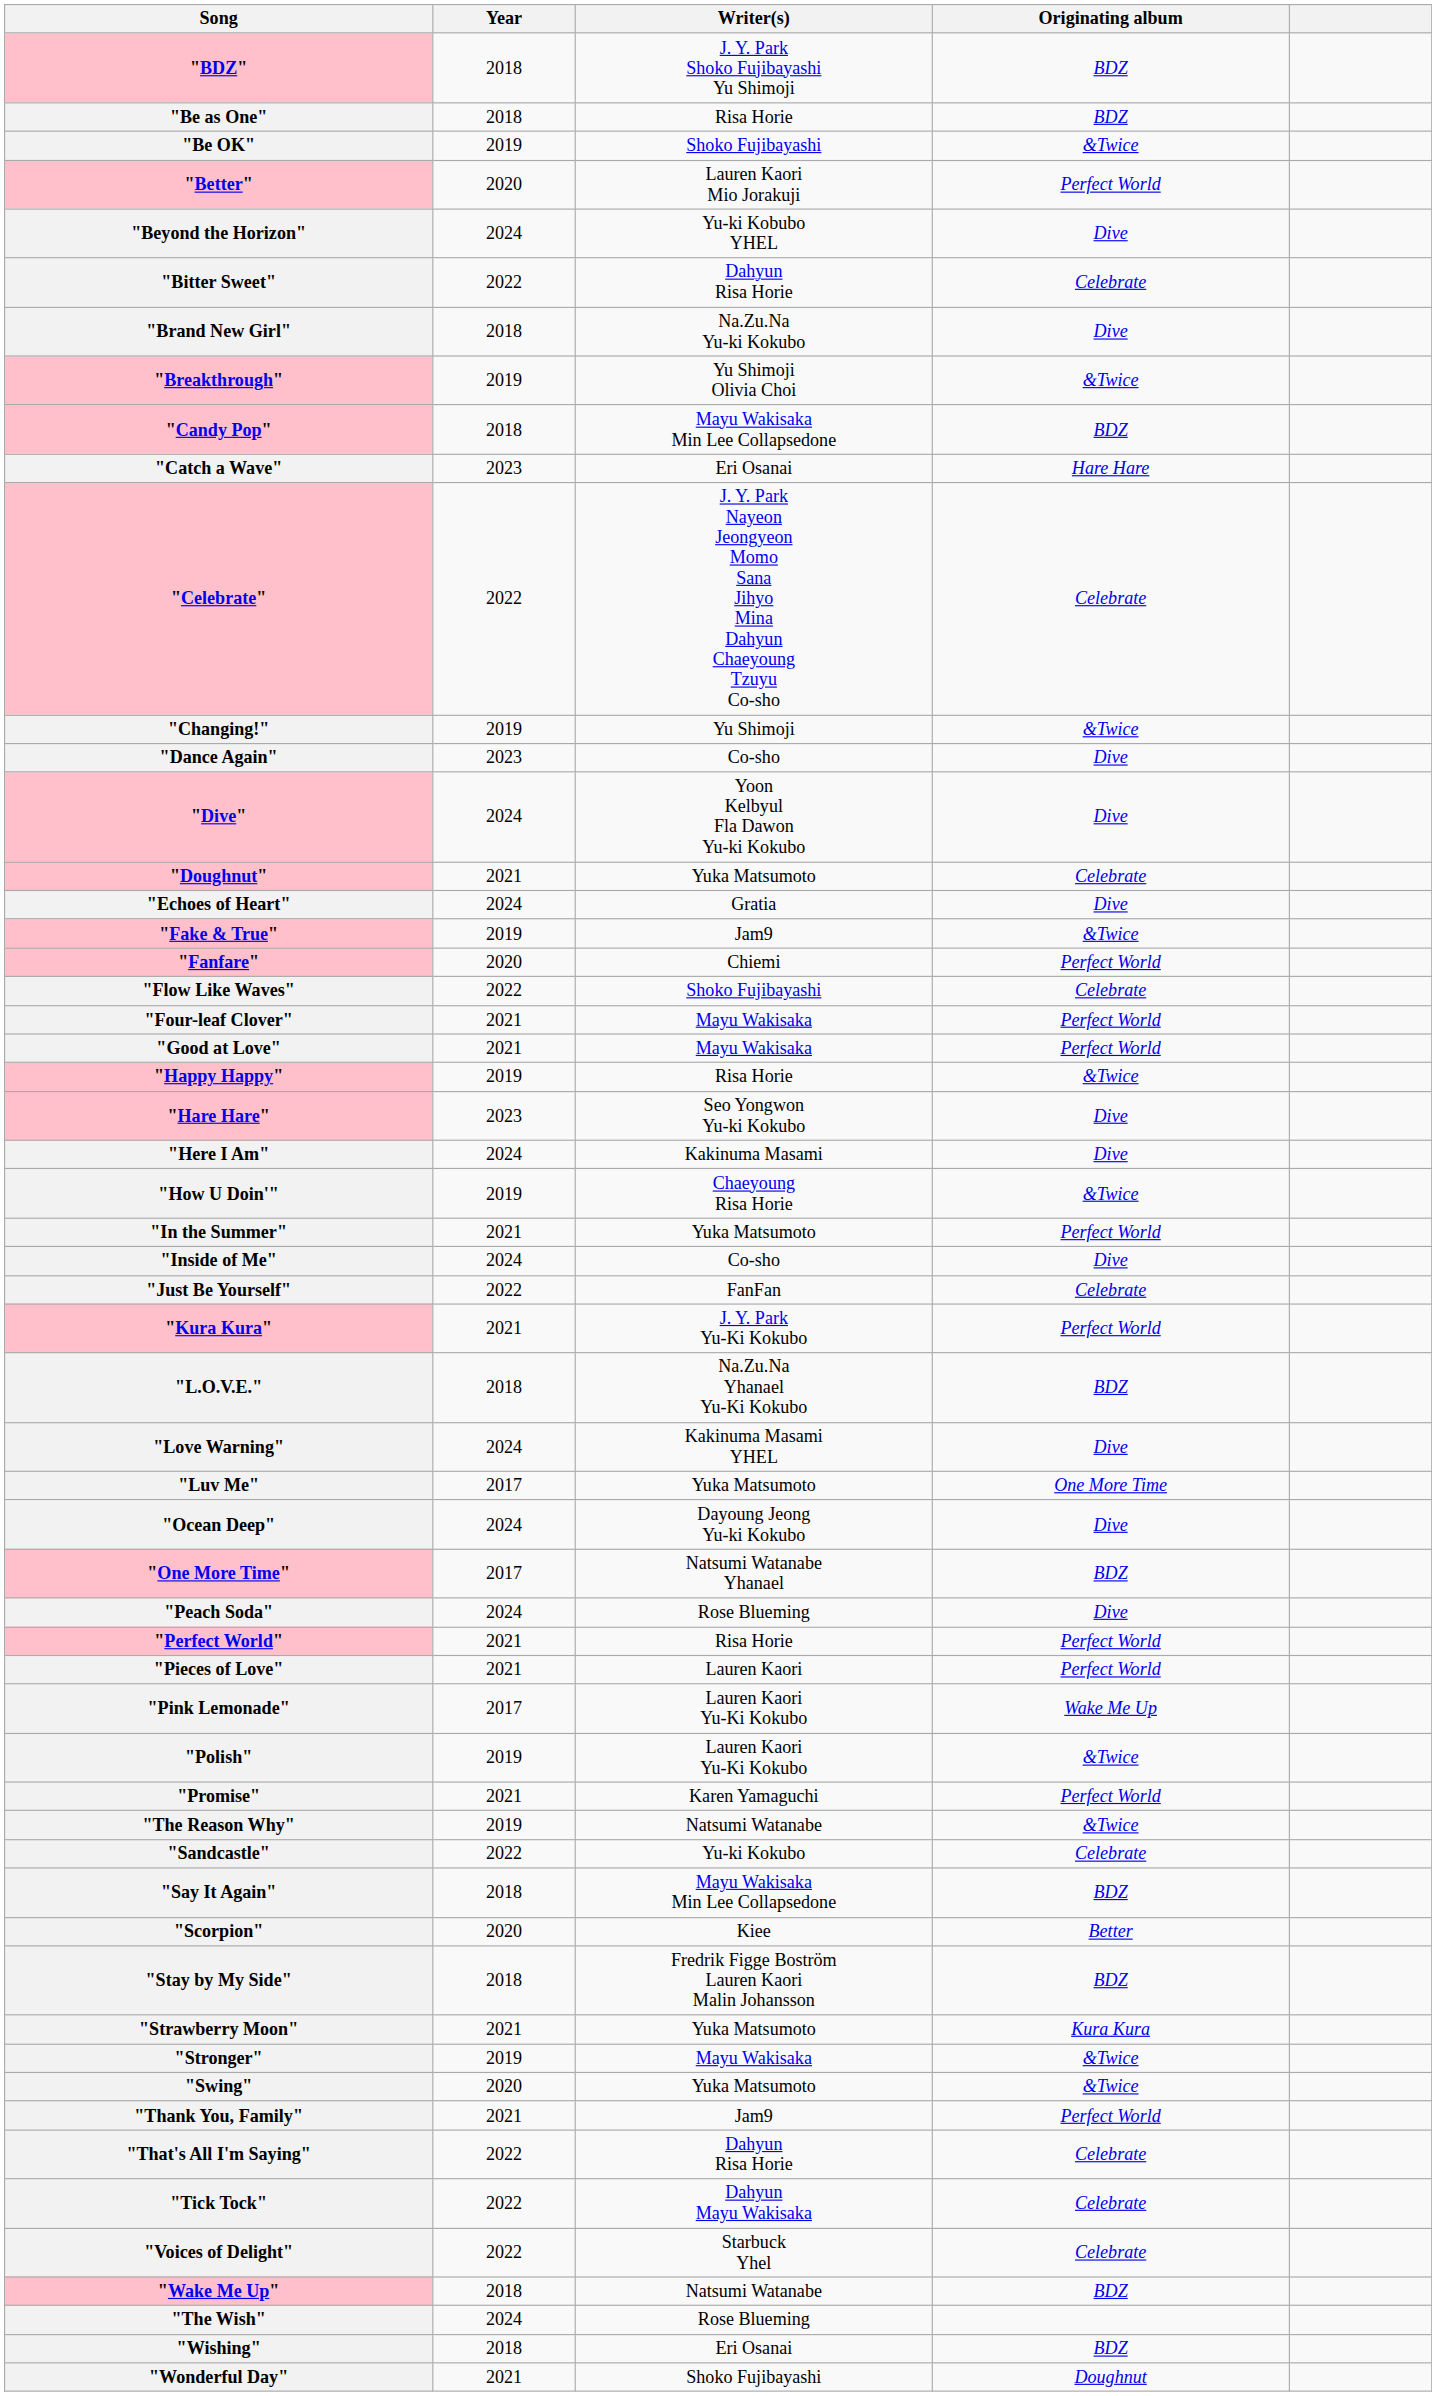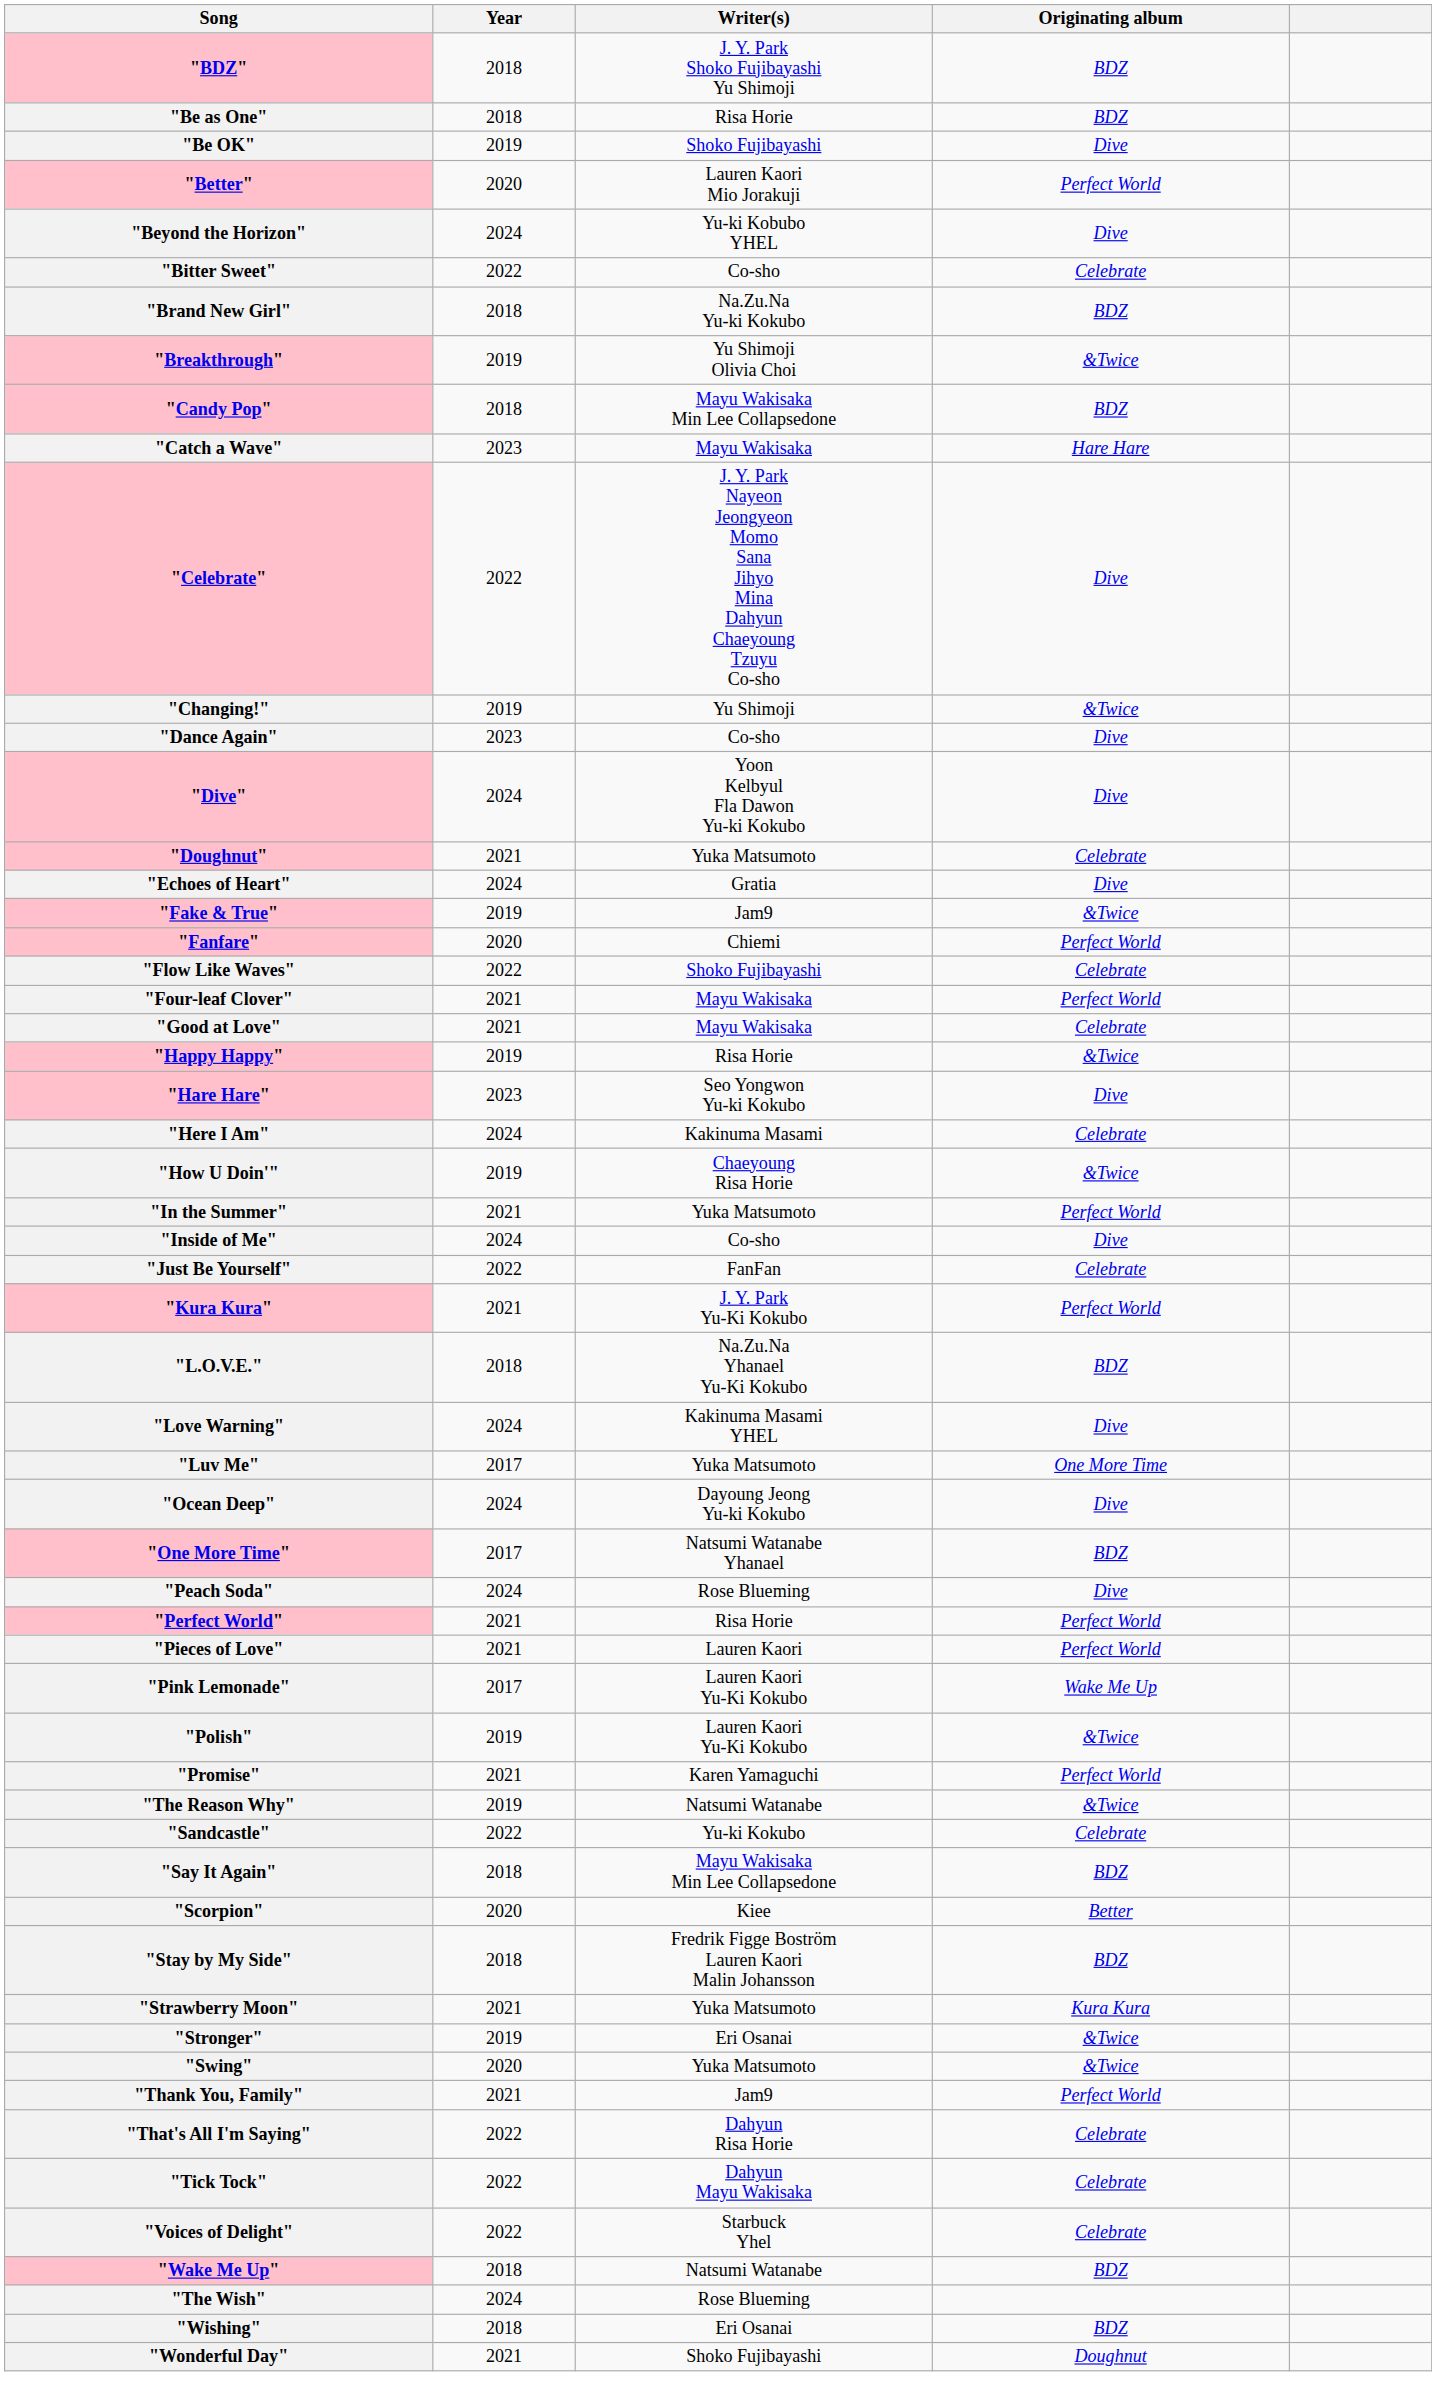(1111, 145) &Twice -> (1111, 145) Dive
(754, 282) Dahyun Risa Horie -> (754, 272) Co-sho
(1111, 331) Dive -> (1111, 311) BDZ
(754, 468) Eri Osanai -> (754, 447) Mayu Wakisaka
(1111, 598) Celebrate -> (1111, 578) Dive
(1111, 1048) Perfect World -> (1111, 1027) Celebrate
(1111, 1154) Dive -> (1111, 1134) Celebrate
(754, 2058) Mayu Wakisaka -> (754, 2037) Eri Osanai
